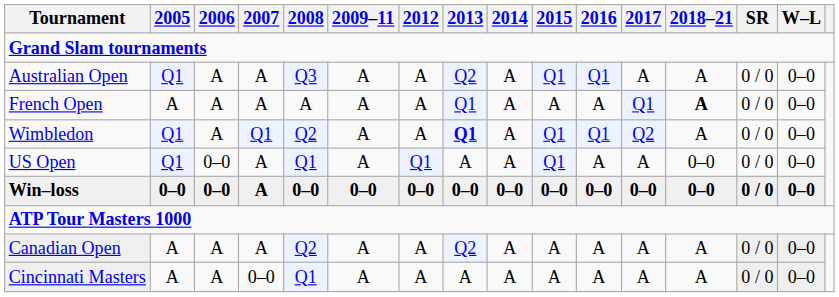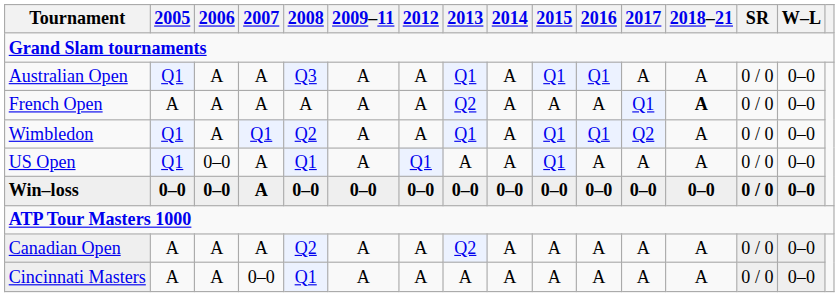(465, 76) Q2 -> (465, 76) Q1
(465, 104) Q1 -> (465, 104) Q2
(465, 133) bold -> (465, 133) normal
(701, 162) 0–0 -> (701, 162) A
